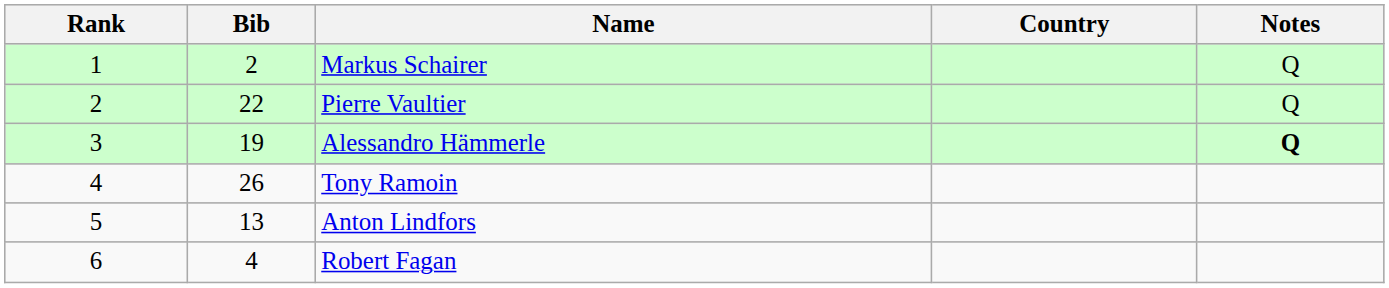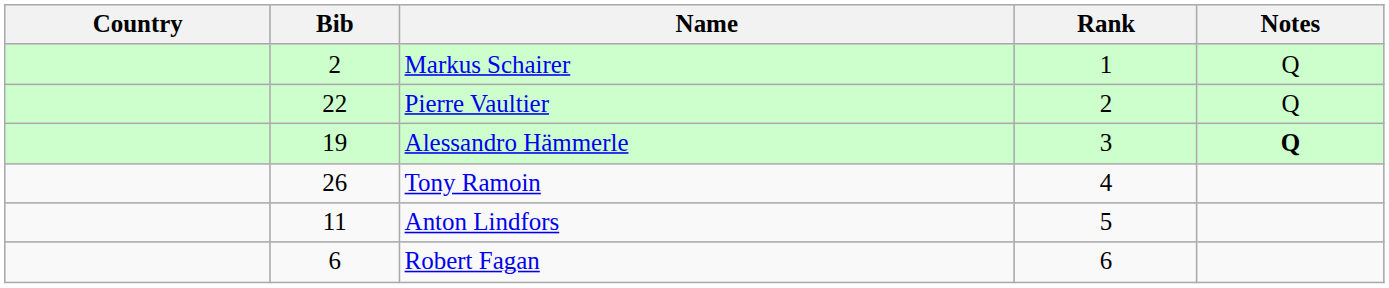columns swapped: (96, 24) <-> (1064, 24)
(251, 222) 13 -> (335, 222) 11
(251, 261) 4 -> (335, 261) 6
